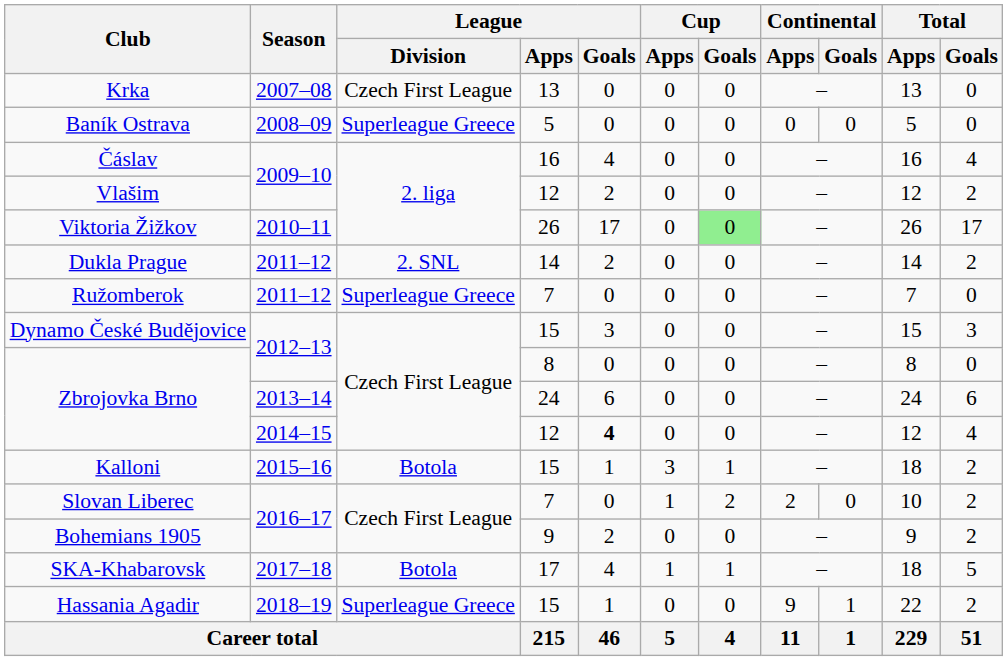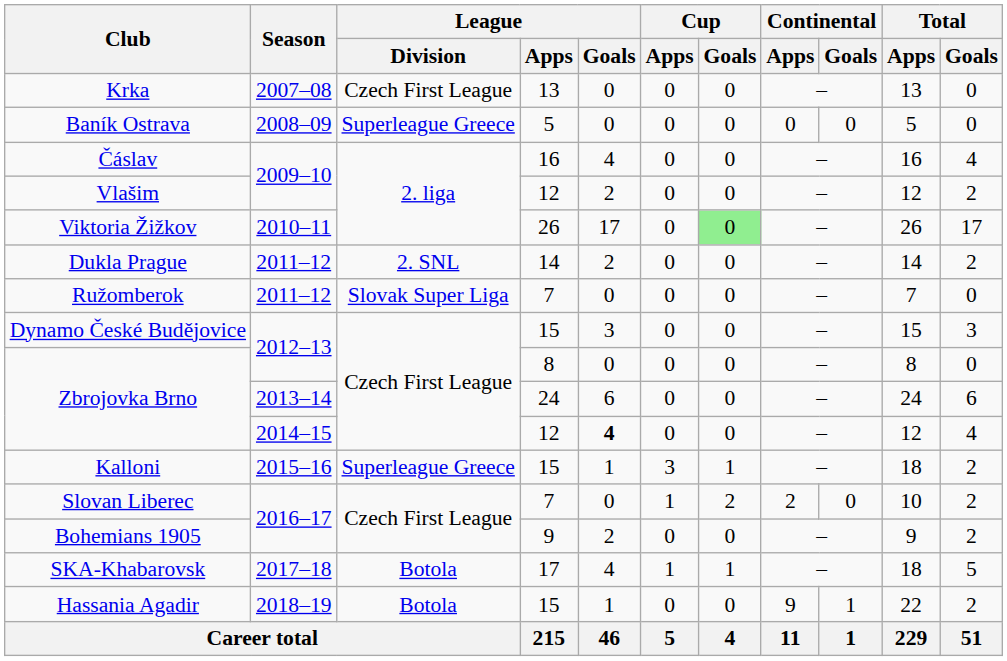(428, 295) Superleague Greece -> (428, 295) Slovak Super Liga
(428, 466) Botola -> (428, 466) Superleague Greece
(428, 603) Superleague Greece -> (428, 603) Botola
